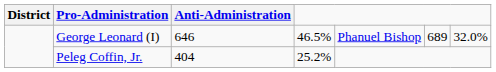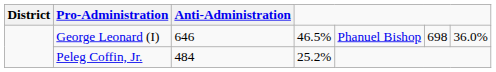(437, 36) 689 -> (437, 36) 698
(471, 36) 32.0% -> (471, 36) 36.0%
(184, 57) 404 -> (184, 57) 484
